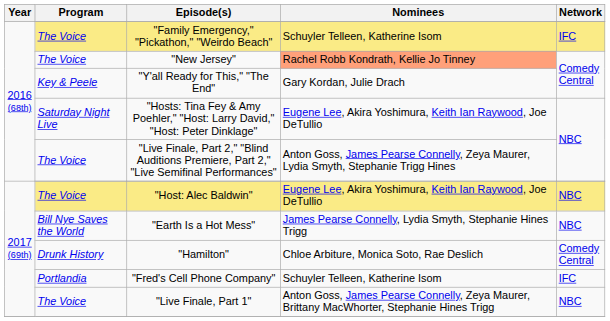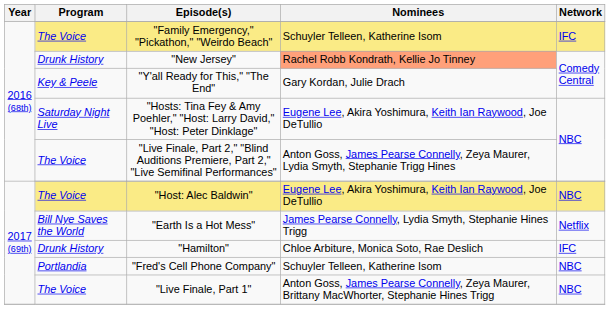(62, 59) The Voice -> (70, 59) Drunk History
(570, 225) NBC -> (574, 225) Netflix
(579, 255) Comedy Central -> (567, 249) IFC
(567, 278) IFC -> (570, 266) NBC
